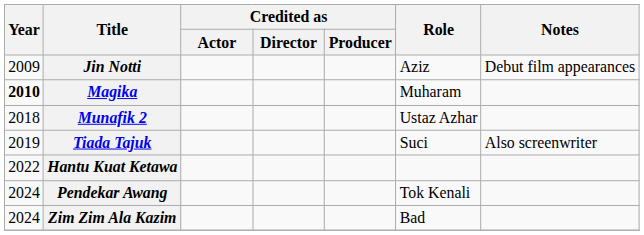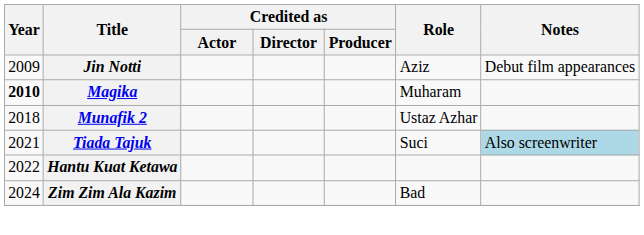(24, 142) 2019 -> (24, 142) 2021
(541, 142) no background -> (541, 142) lightblue background
- row: (112, 192)
